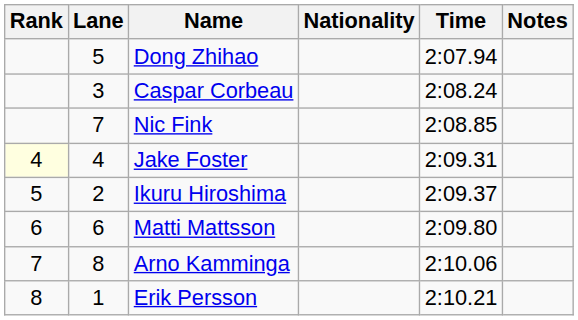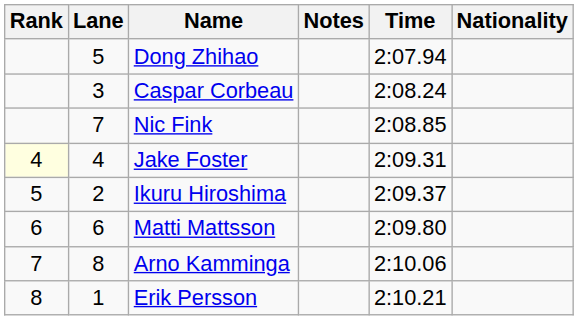columns swapped: (359, 21) <-> (538, 21)
